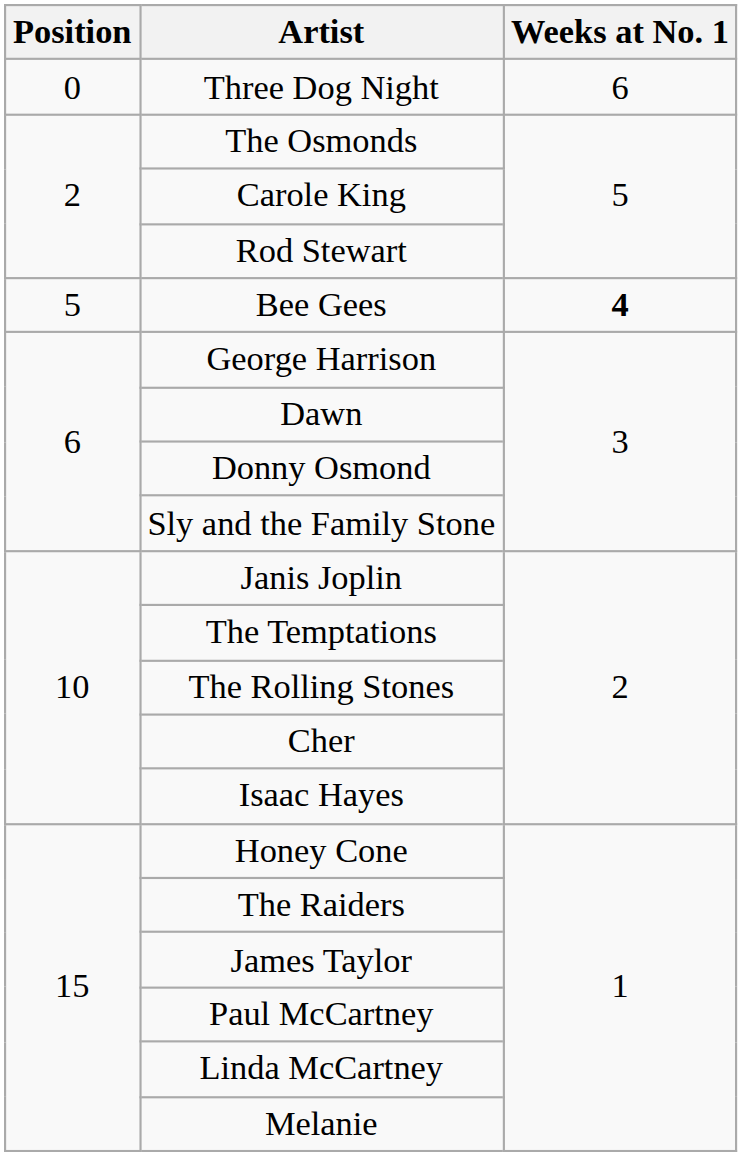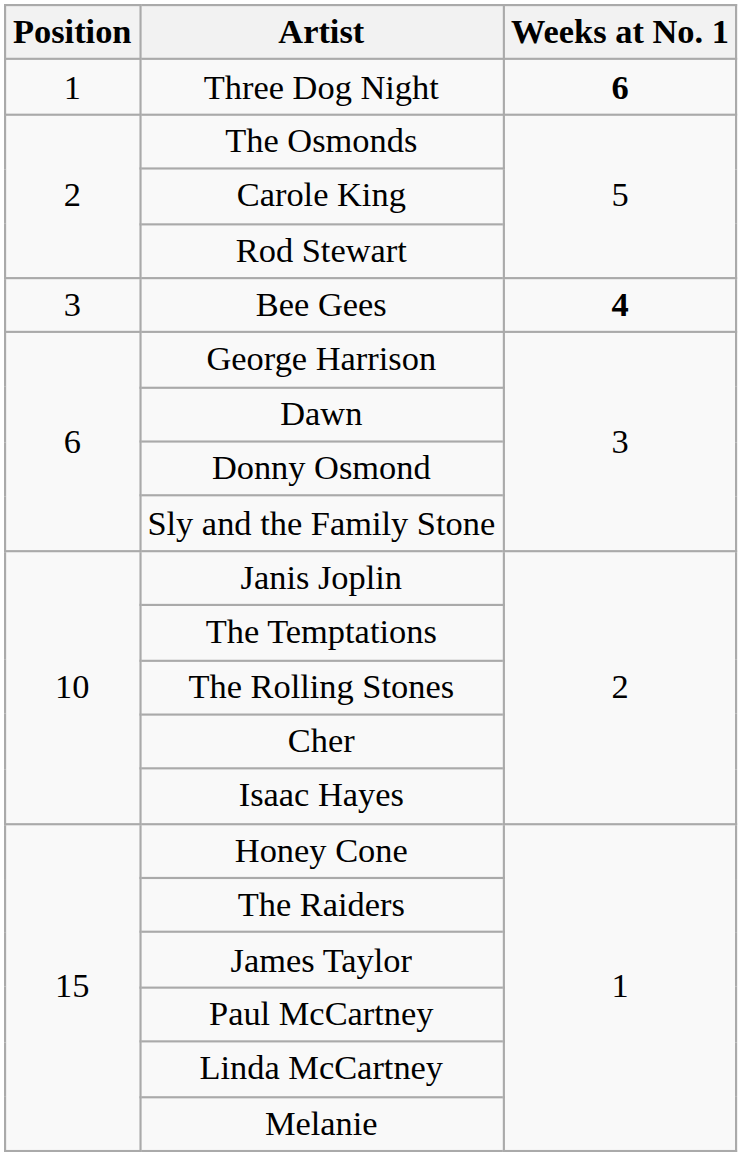(72, 86) 0 -> (72, 86) 1
(620, 86) normal -> (620, 86) bold
(72, 304) 5 -> (72, 304) 3
